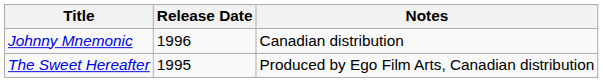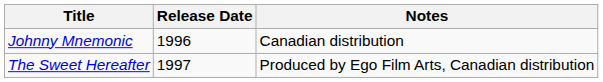(174, 65) 1995 -> (174, 65) 1997
